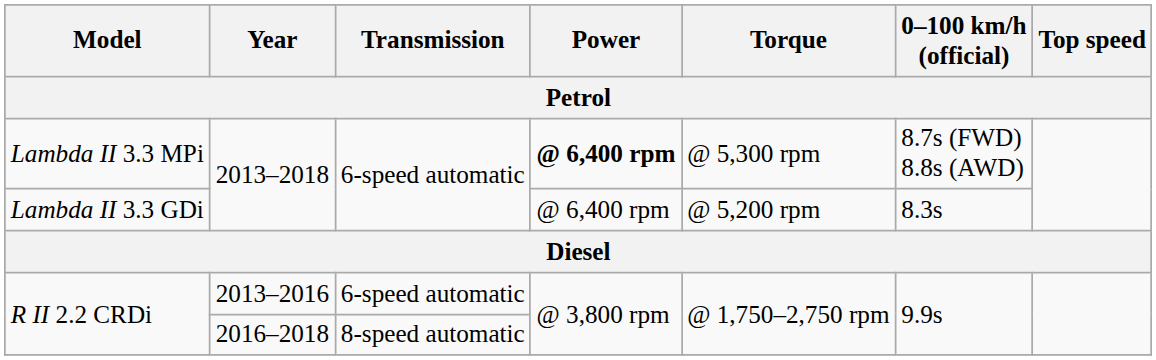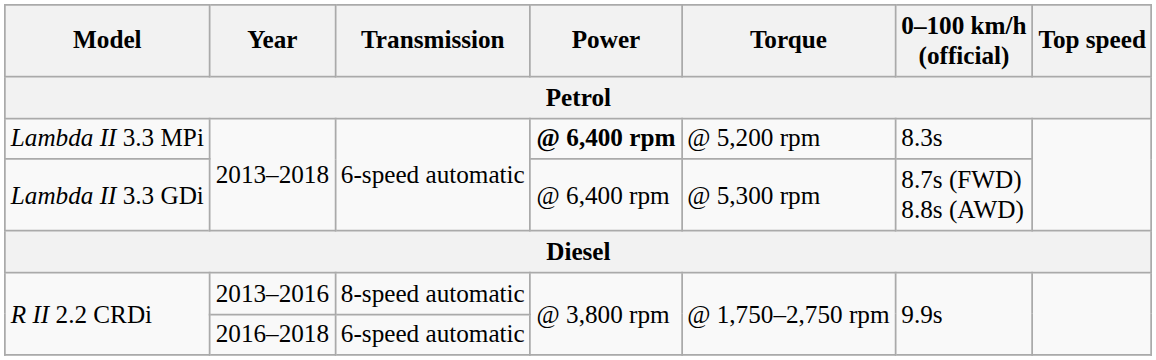(754, 153) @ 5,300 rpm -> (754, 138) @ 5,200 rpm
(963, 153) 8.7s (FWD) 8.8s (AWD) -> (922, 138) 8.3s
(754, 209) @ 5,200 rpm -> (754, 194) @ 5,300 rpm
(922, 209) 8.3s -> (963, 194) 8.7s (FWD) 8.8s (AWD)
(433, 292) 6-speed automatic -> (433, 292) 8-speed automatic
(433, 334) 8-speed automatic -> (433, 334) 6-speed automatic
